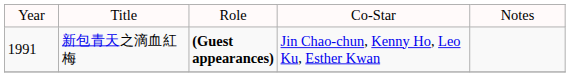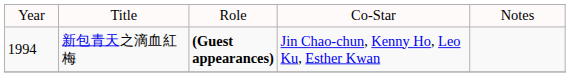(22, 49) 1991 -> (22, 49) 1994
